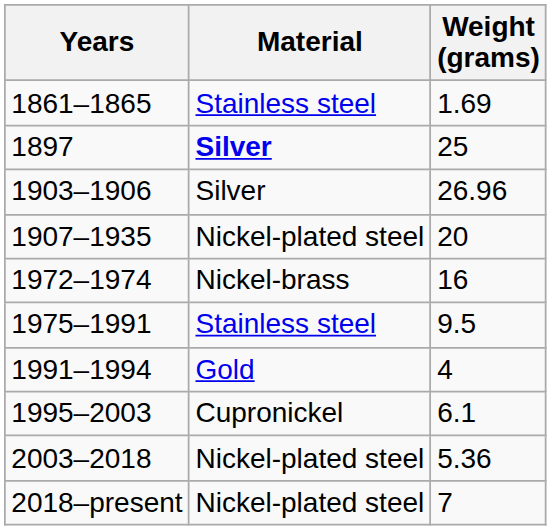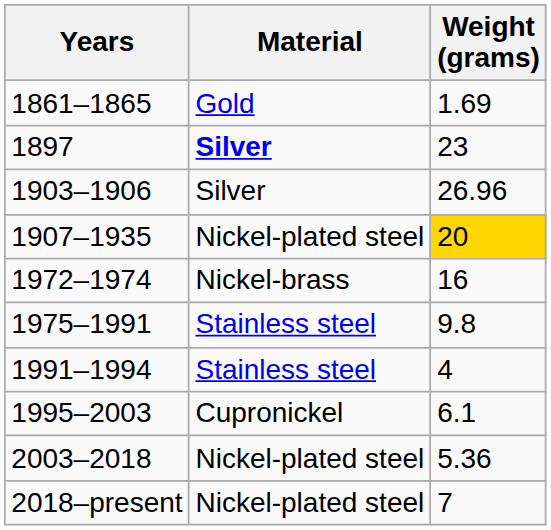(286, 102) Stainless steel -> (225, 102) Gold
(453, 147) 25 -> (453, 147) 23
(453, 235) no background -> (453, 235) gold background
(457, 324) 9.5 -> (457, 324) 9.8
(225, 369) Gold -> (286, 369) Stainless steel
